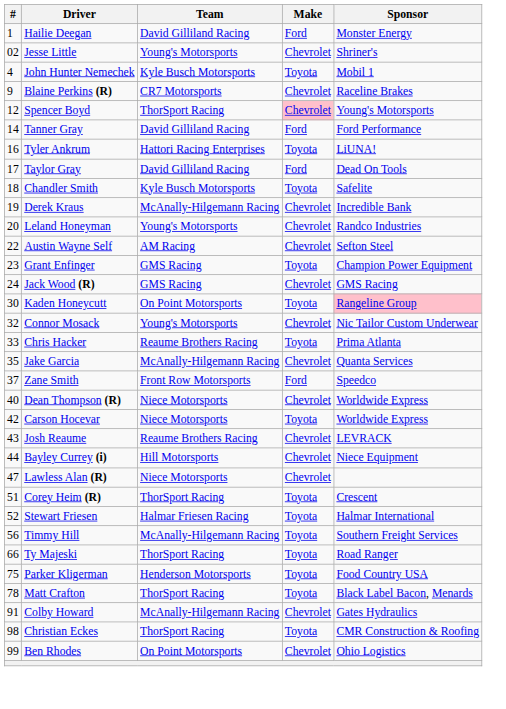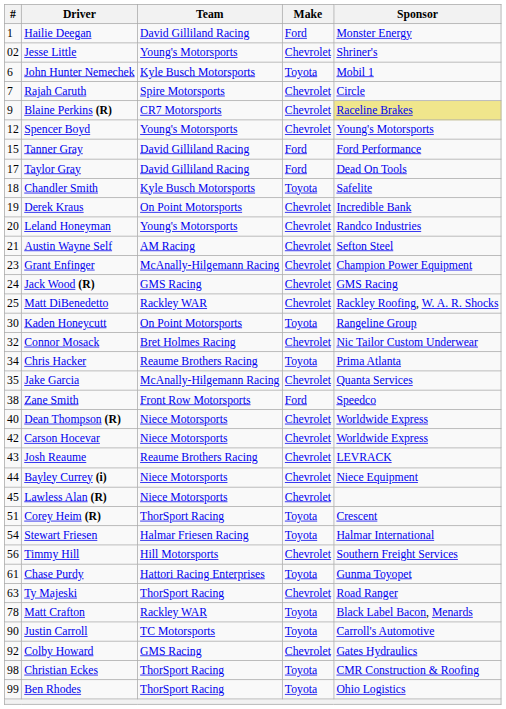(10, 72) 4 -> (10, 72) 6
+ row: (55, 91)
(375, 91) no background -> (375, 110) khaki background
(182, 110) ThorSport Racing -> (189, 130) Young's Motorsports
(308, 110) pink background -> (308, 130) no background
(13, 130) 14 -> (13, 149) 15
- row: (57, 149)
(210, 207) McAnally-Hilgemann Racing -> (191, 207) On Point Motorsports
(13, 245) 22 -> (13, 245) 21
(171, 265) GMS Racing -> (210, 265) McAnally-Hilgemann Racing
(301, 265) Toyota -> (308, 265) Chevrolet
+ row: (66, 303)
(377, 303) pink background -> (377, 323) no background
(189, 323) Young's Motorsports -> (188, 342) Bret Holmes Racing
(13, 342) 33 -> (13, 361) 34
(13, 381) 37 -> (13, 400) 38
(301, 419) Toyota -> (308, 438) Chevrolet
(179, 458) Hill Motorsports -> (184, 477) Niece Motorsports
(13, 477) 47 -> (13, 496) 45
(13, 516) 52 -> (13, 535) 54
(210, 535) McAnally-Hilgemann Racing -> (179, 554) Hill Motorsports
(301, 535) Toyota -> (308, 554) Chevrolet
+ row: (54, 573)
(13, 554) 66 -> (13, 593) 63
(301, 554) Toyota -> (308, 593) Chevrolet
- row: (66, 573)
(182, 593) ThorSport Racing -> (174, 612) Rackley WAR
+ row: (56, 631)
(13, 612) 91 -> (13, 651) 92
(210, 612) McAnally-Hilgemann Racing -> (171, 651) GMS Racing
(191, 651) On Point Motorsports -> (182, 689) ThorSport Racing
(308, 651) Chevrolet -> (301, 689) Toyota
